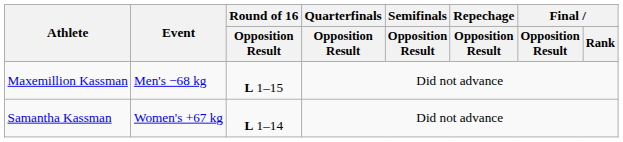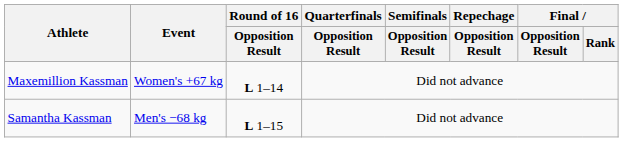(170, 80) Men's −68 kg -> (178, 80) Women's +67 kg
(264, 88) L 1–15 -> (264, 88) L 1–14
(178, 118) Women's +67 kg -> (170, 118) Men's −68 kg
(264, 126) L 1–14 -> (264, 126) L 1–15
